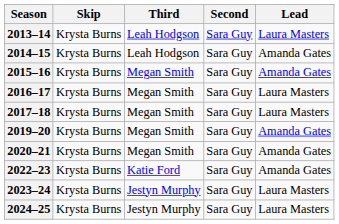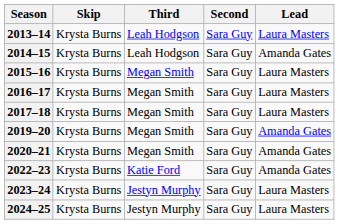(295, 72) Amanda Gates -> (294, 72) Laura Masters
